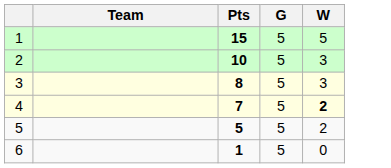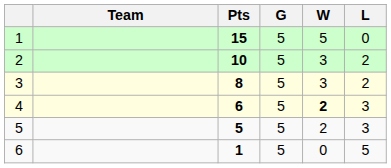+ column: (365, 15)
(239, 106) 7 -> (239, 106) 6
